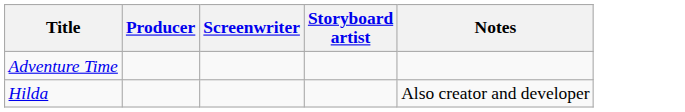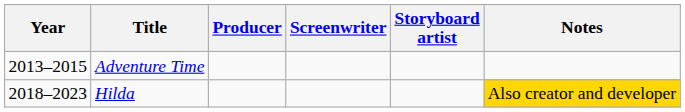+ column: (48, 28)
(495, 93) no background -> (582, 93) gold background
